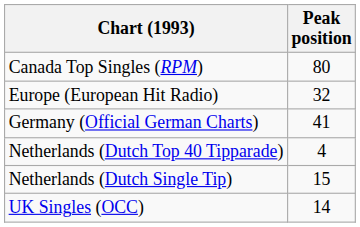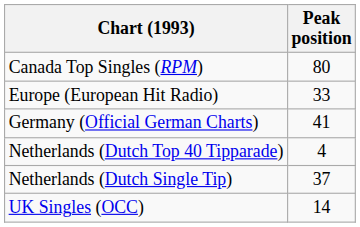(322, 94) 32 -> (322, 94) 33
(322, 179) 15 -> (322, 179) 37
